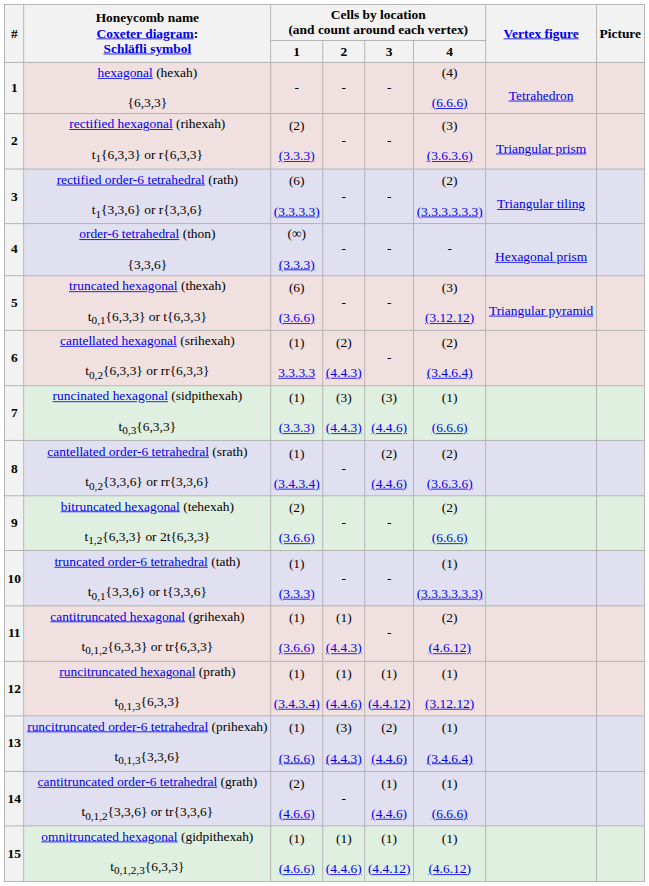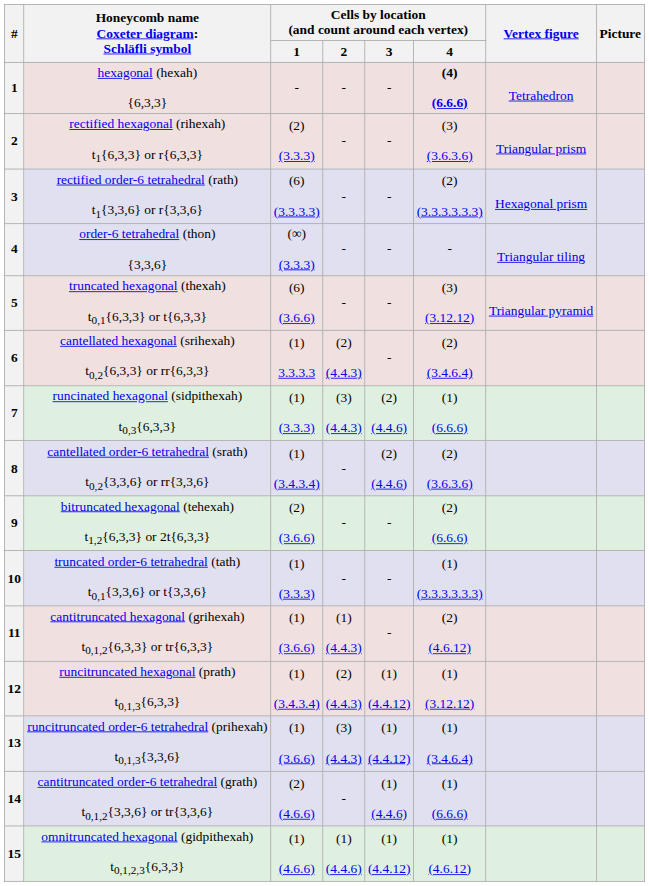(450, 88) normal -> (450, 88) bold
(541, 203) Triangular tiling -> (541, 203) Hexagonal prism
(541, 257) Hexagonal prism -> (541, 257) Triangular tiling
(389, 413) (3) (4.4.6) -> (389, 413) (2) (4.4.6)
(344, 688) (1) (4.4.6) -> (344, 688) (2) (4.4.3)
(389, 743) (2) (4.4.6) -> (389, 743) (1) (4.4.12)
